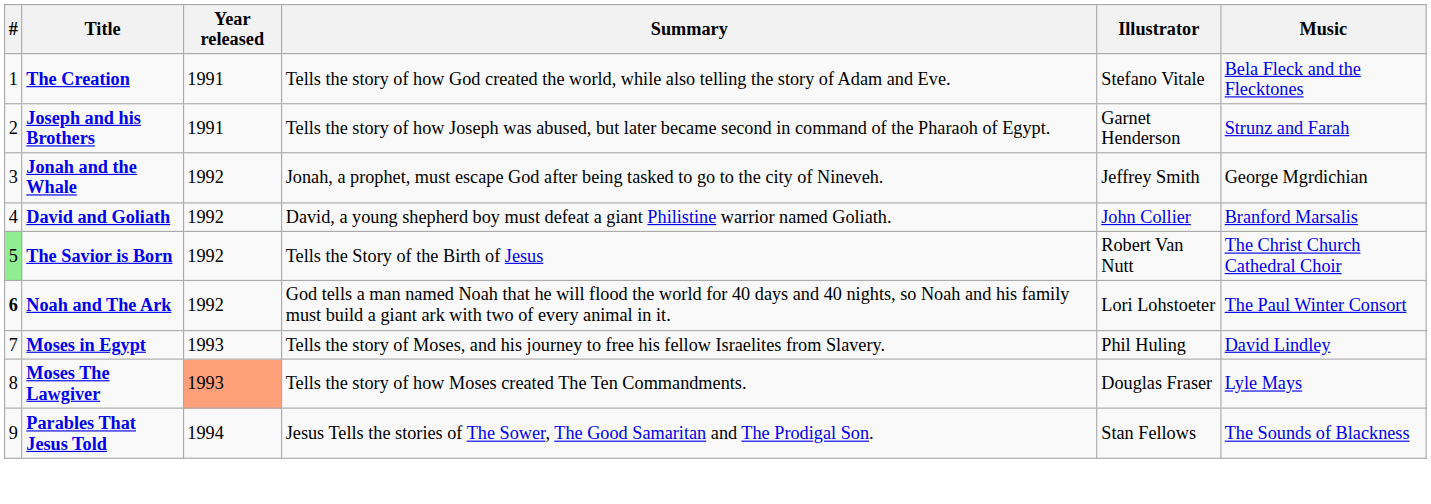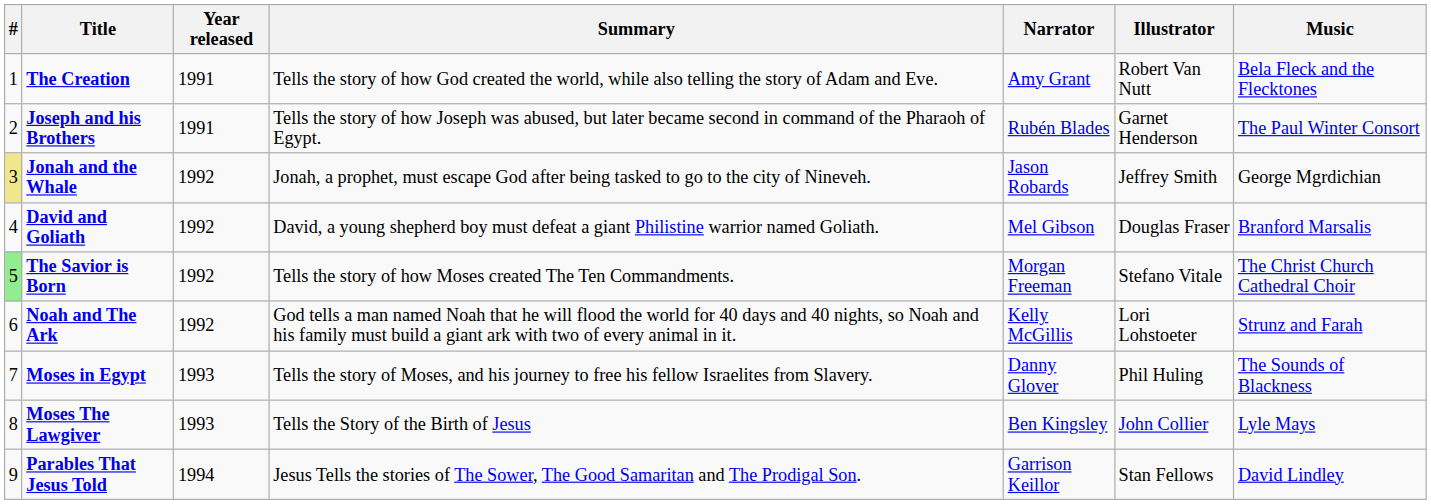+ column: (1059, 29)
(1153, 78) Stefano Vitale -> (1160, 78) Robert Van Nutt
(1287, 128) Strunz and Farah -> (1329, 128) The Paul Winter Consort
(13, 177) no background -> (13, 177) khaki background
(1146, 216) John Collier -> (1174, 227) Douglas Fraser
(415, 255) Tells the Story of the Birth of Jesus -> (504, 276) Tells the story of how Moses created The Ten Commandments.
(1142, 255) Robert Van Nutt -> (1170, 276) Stefano Vitale
(13, 305) bold -> (13, 325) normal
(1316, 305) The Paul Winter Consort -> (1300, 325) Strunz and Farah
(1278, 344) David Lindley -> (1291, 375) The Sounds of Blackness
(206, 383) lightsalmon background -> (196, 424) no background
(516, 383) Tells the story of how Moses created The Ten Commandments. -> (402, 424) Tells the Story of the Birth of Jesus
(1157, 383) Douglas Fraser -> (1163, 424) John Collier
(1317, 433) The Sounds of Blackness -> (1291, 474) David Lindley
